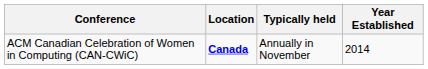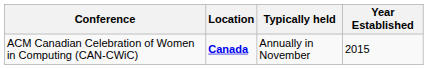(357, 49) 2014 -> (357, 49) 2015
